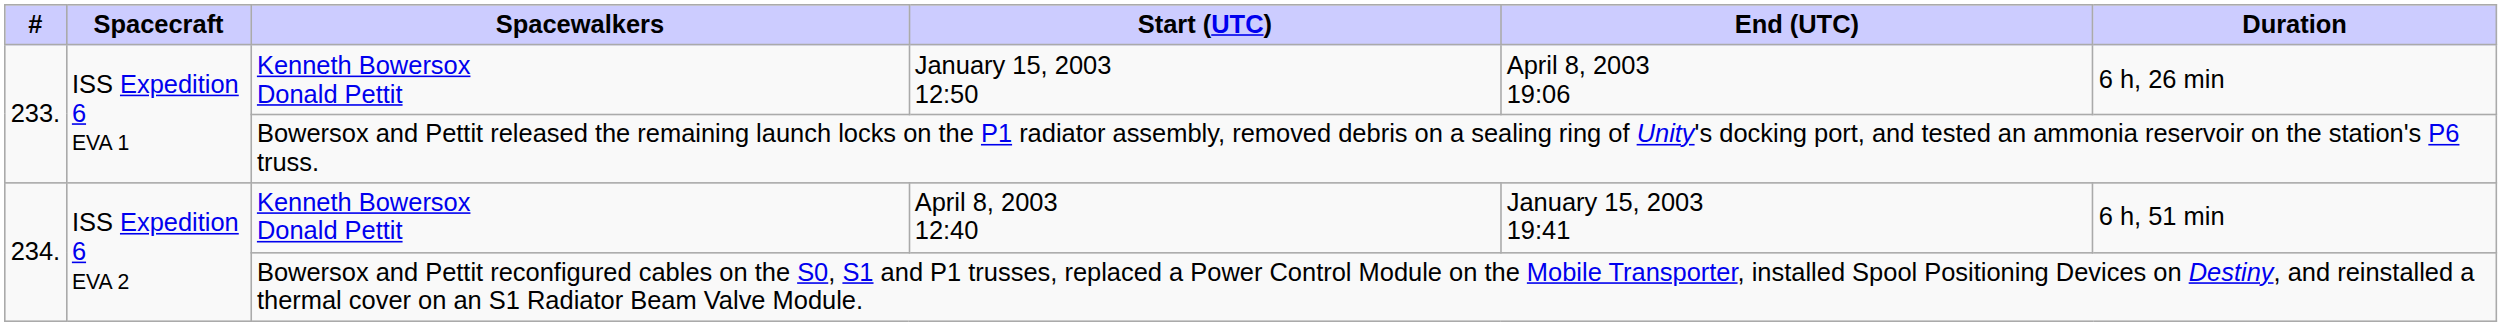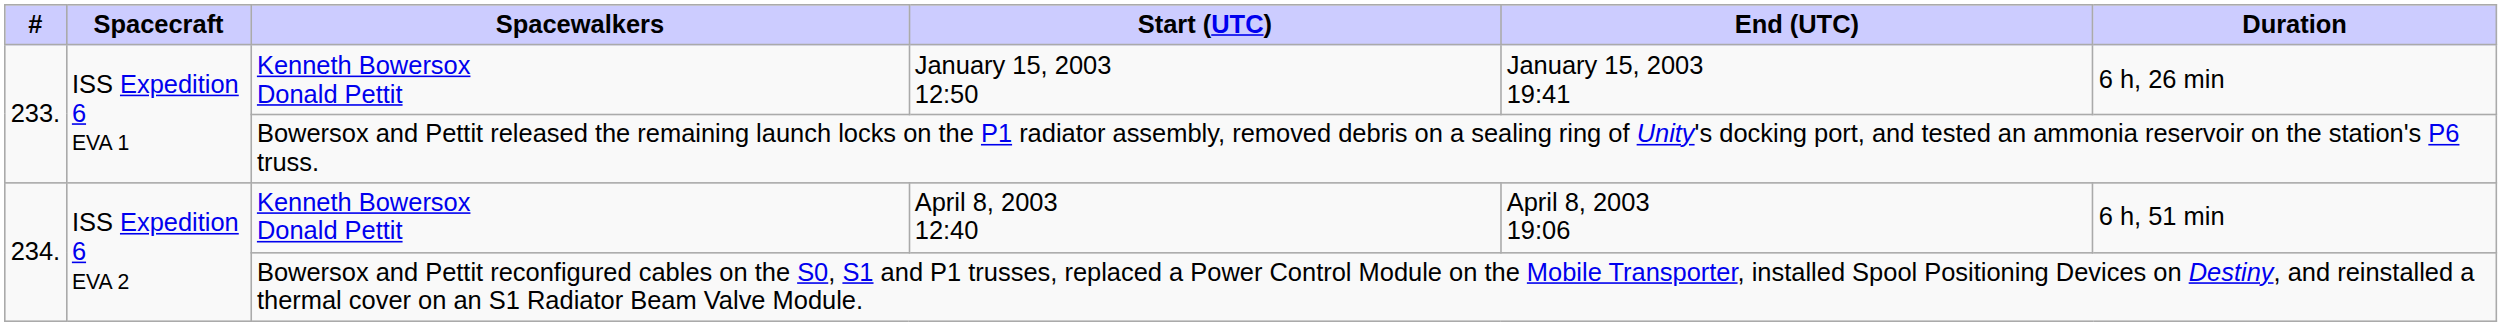(1578, 79) April 8, 2003 19:06 -> (1605, 79) January 15, 2003 19:41
(1605, 217) January 15, 2003 19:41 -> (1578, 217) April 8, 2003 19:06
